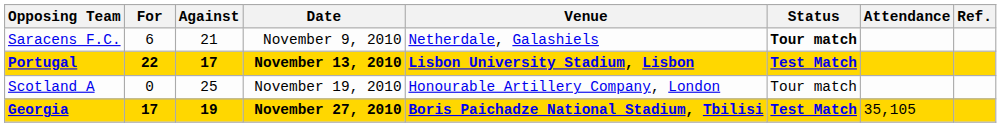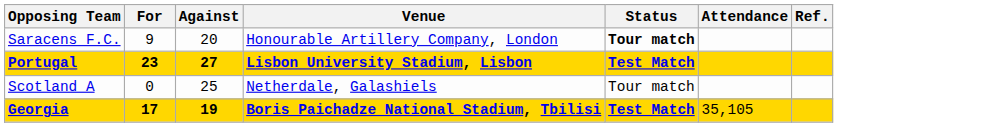- column: (324, 16)
(150, 40) 6 -> (150, 40) 9
(209, 40) 21 -> (209, 40) 20
(504, 40) Netherdale, Galashiels -> (402, 40) Honourable Artillery Company, London
(150, 63) 22 -> (150, 63) 23
(209, 63) 17 -> (209, 63) 27
(564, 87) Honourable Artillery Company, London -> (341, 87) Netherdale, Galashiels
